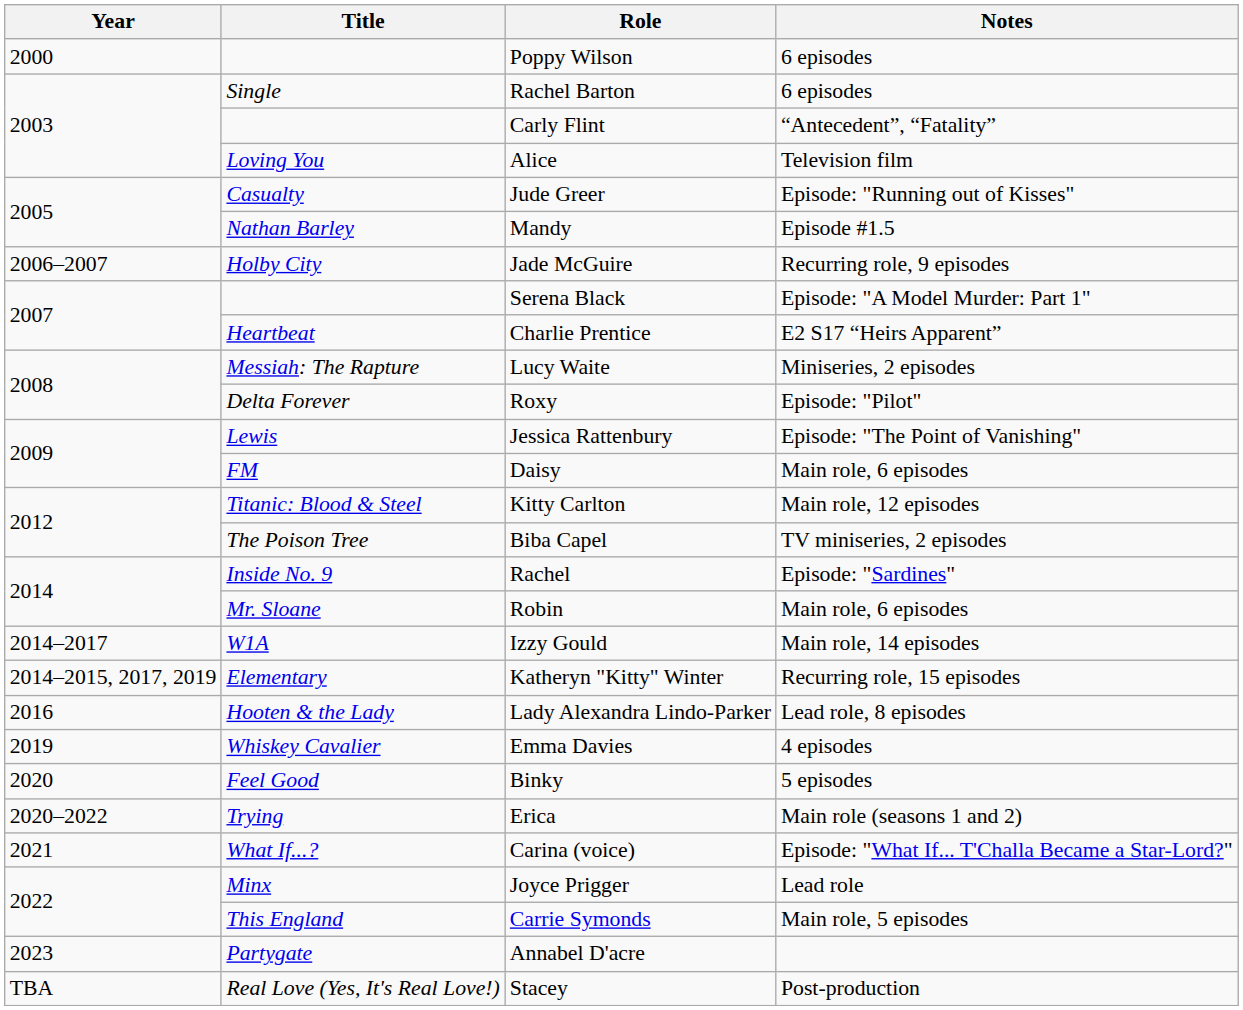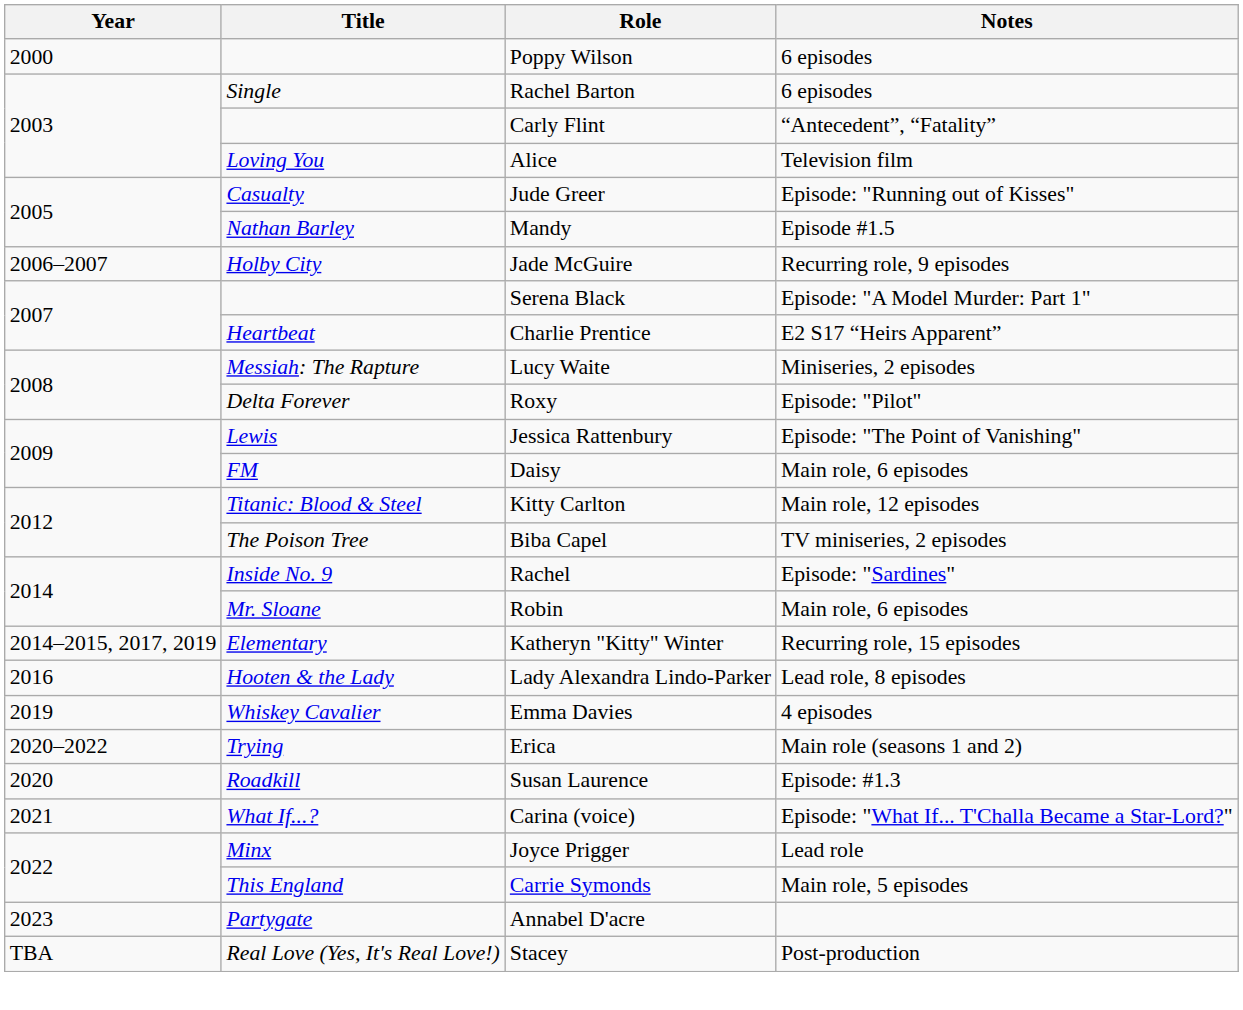- row: (558, 642)
- row: (536, 780)
+ row: (579, 780)
